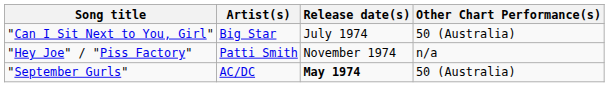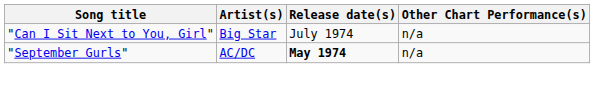(466, 33) 50 (Australia) -> (412, 33) n/a
- row: (100, 53)
(466, 72) 50 (Australia) -> (412, 53) n/a
